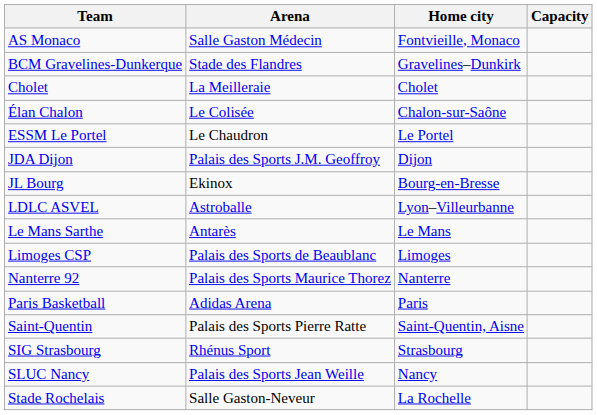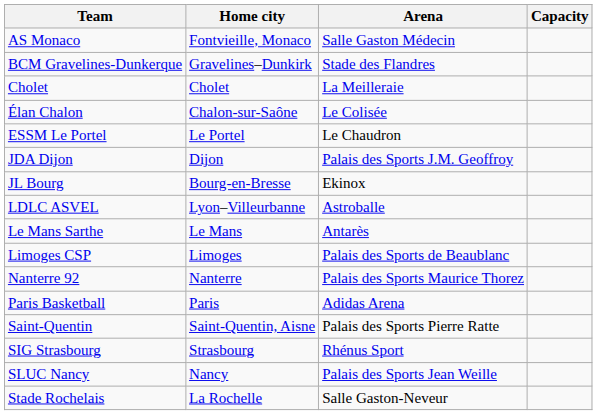columns swapped: (461, 16) <-> (290, 16)
